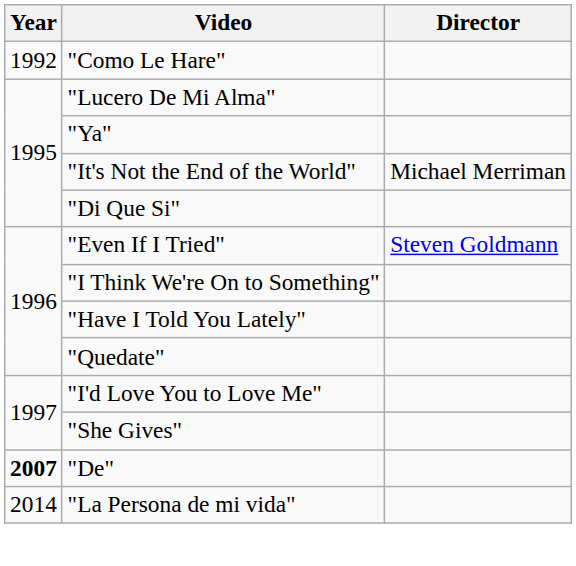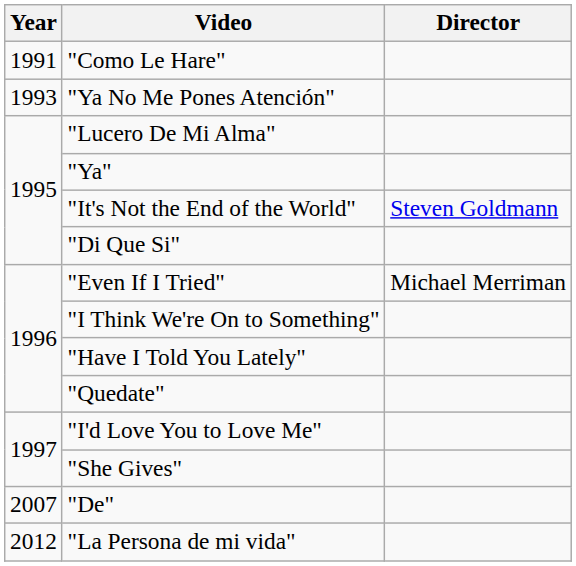(33, 60) 1992 -> (33, 60) 1991
+ row: (201, 97)
(478, 171) Michael Merriman -> (474, 208) Steven Goldmann
(474, 245) Steven Goldmann -> (478, 282) Michael Merriman
(33, 467) bold -> (33, 504) normal
(33, 504) 2014 -> (33, 541) 2012
